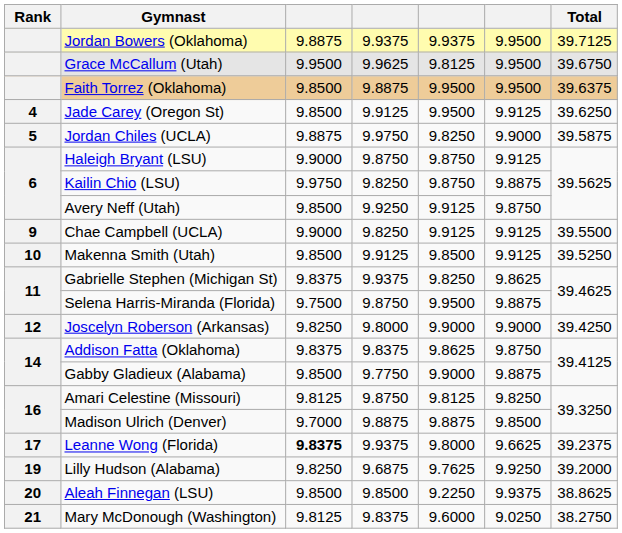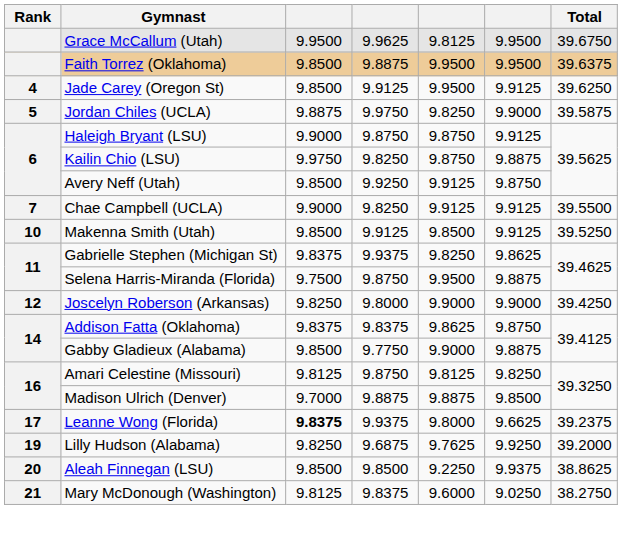- row: (156, 40)
(33, 231) 9 -> (33, 207) 7
